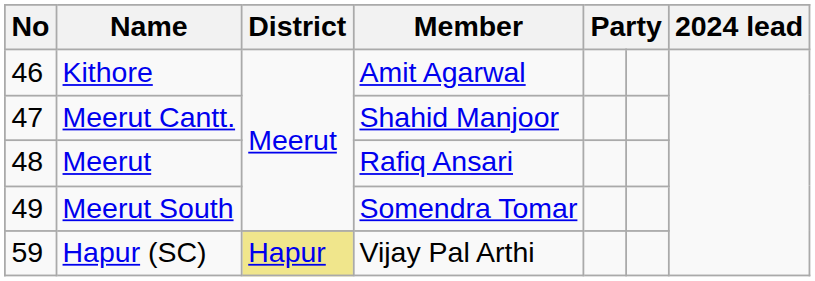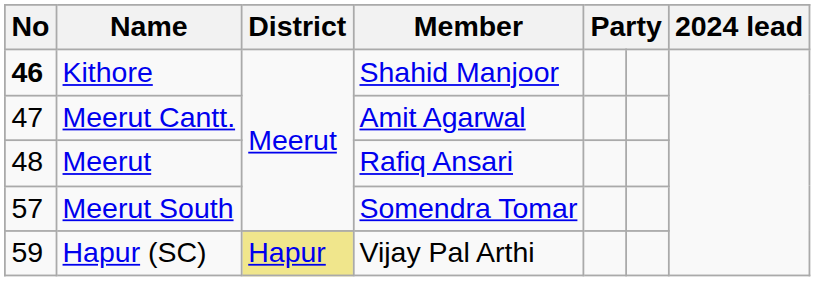(27, 72) normal -> (27, 72) bold
(443, 72) Amit Agarwal -> (459, 72) Shahid Manjoor
(459, 117) Shahid Manjoor -> (443, 117) Amit Agarwal
(27, 207) 49 -> (27, 207) 57
